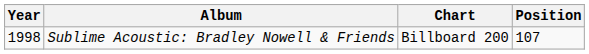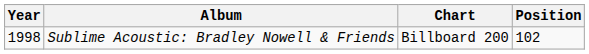(528, 38) 107 -> (528, 38) 102
